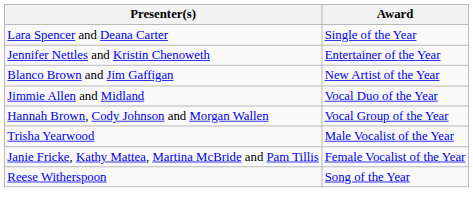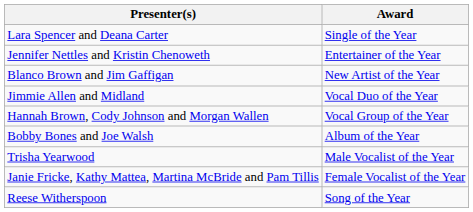+ row: (80, 136)
